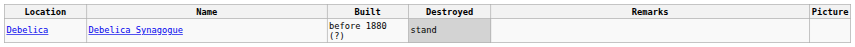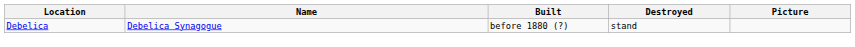- column: (650, 11)
(424, 31) lightgrey background -> (624, 26) no background
